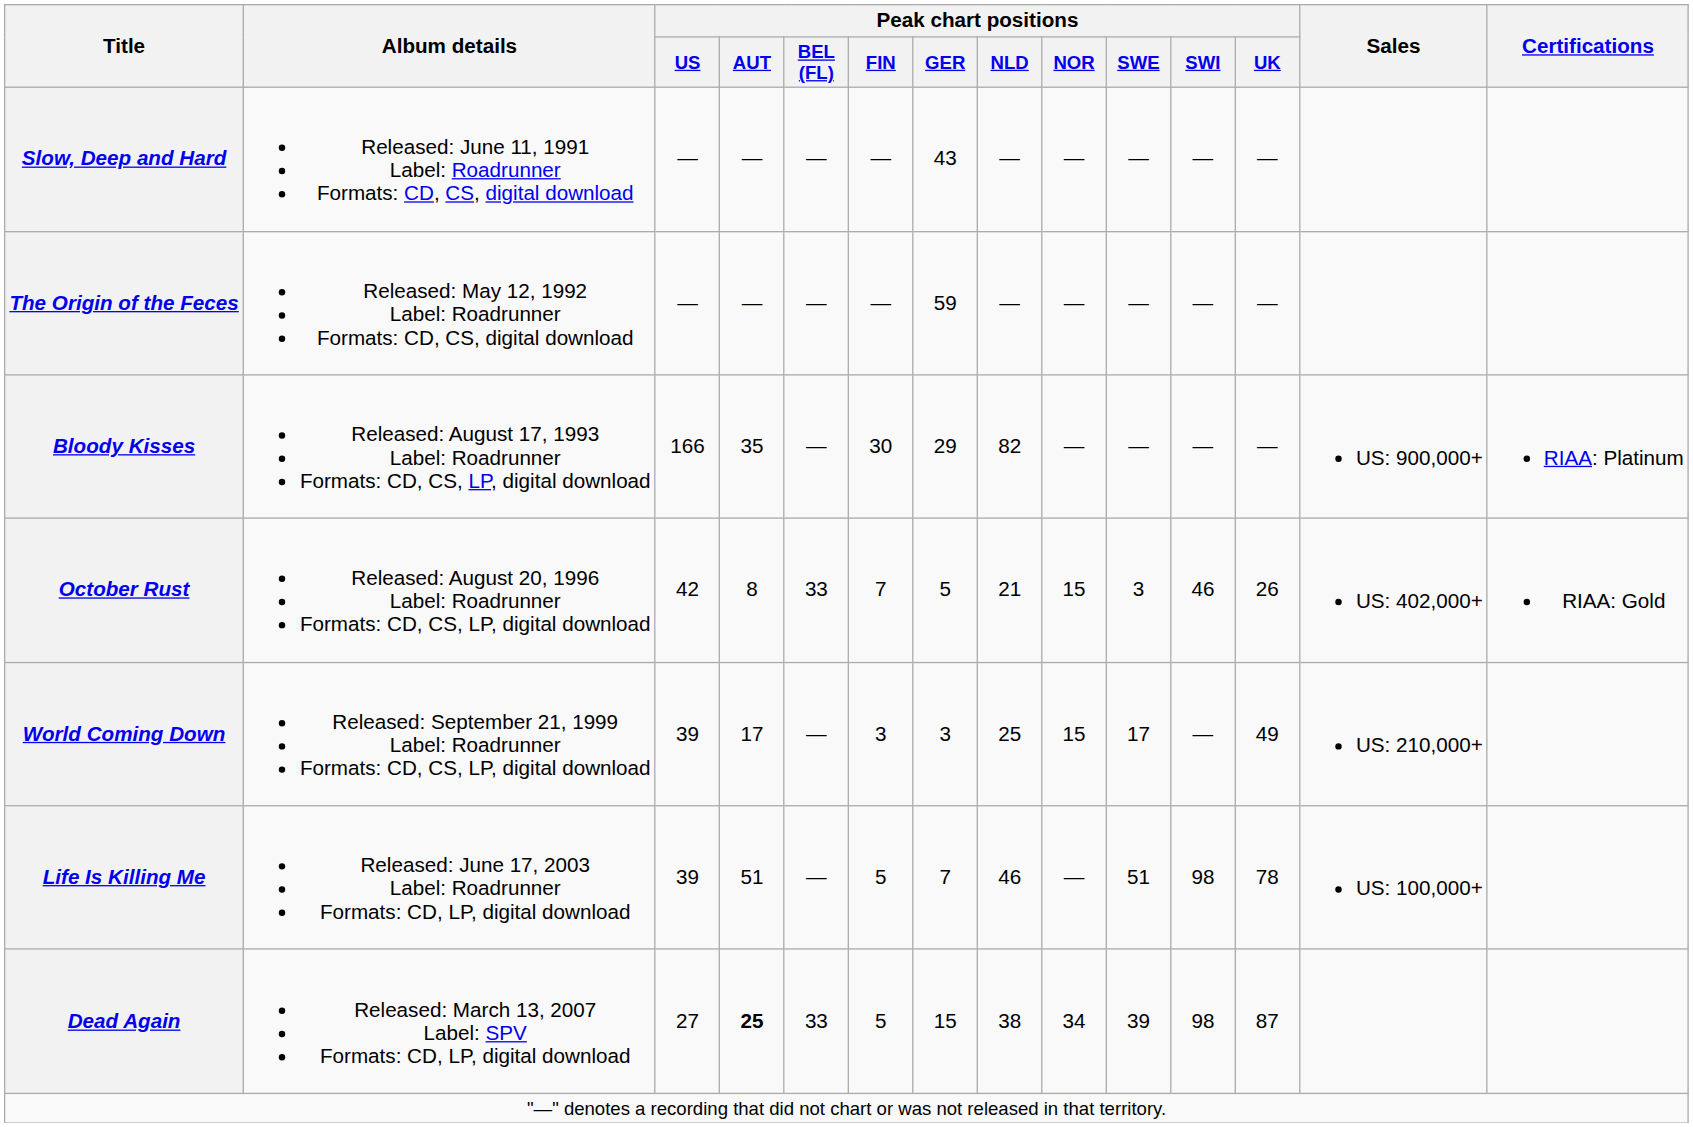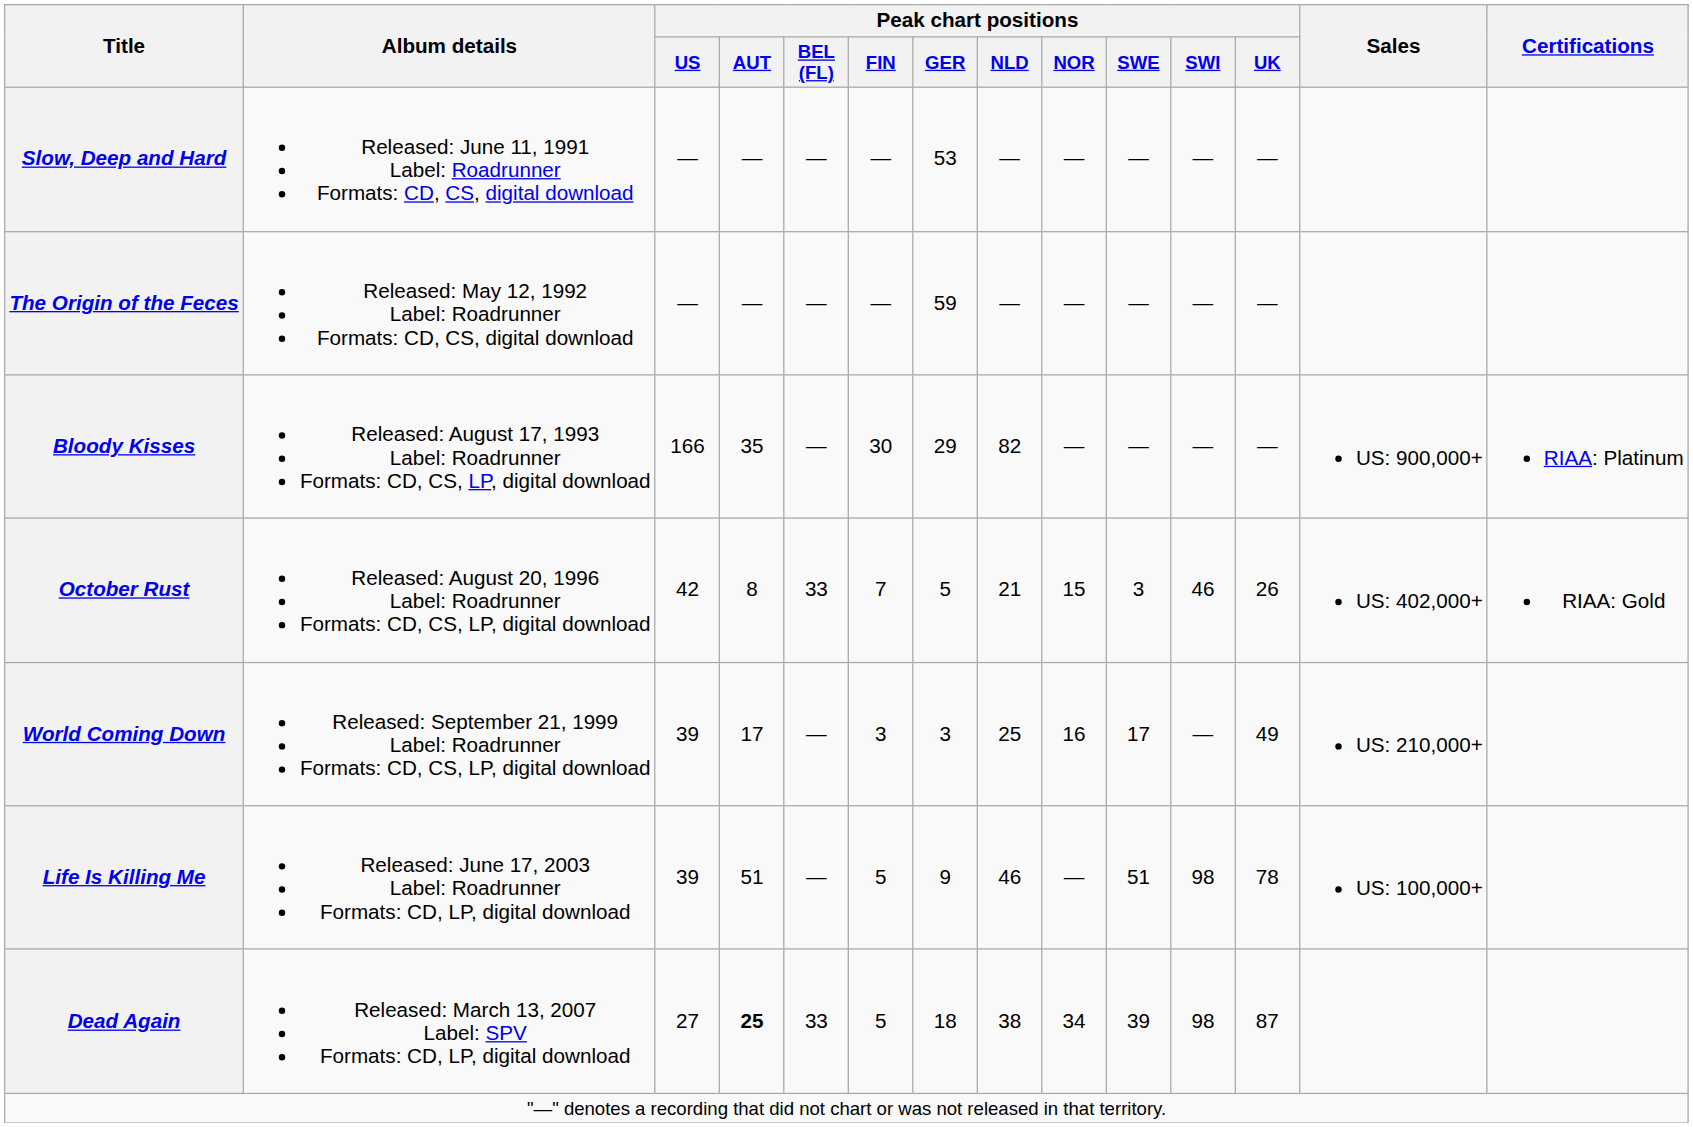(945, 159) 43 -> (945, 159) 53
(1074, 733) 15 -> (1074, 733) 16
(945, 877) 7 -> (945, 877) 9
(945, 1021) 15 -> (945, 1021) 18
